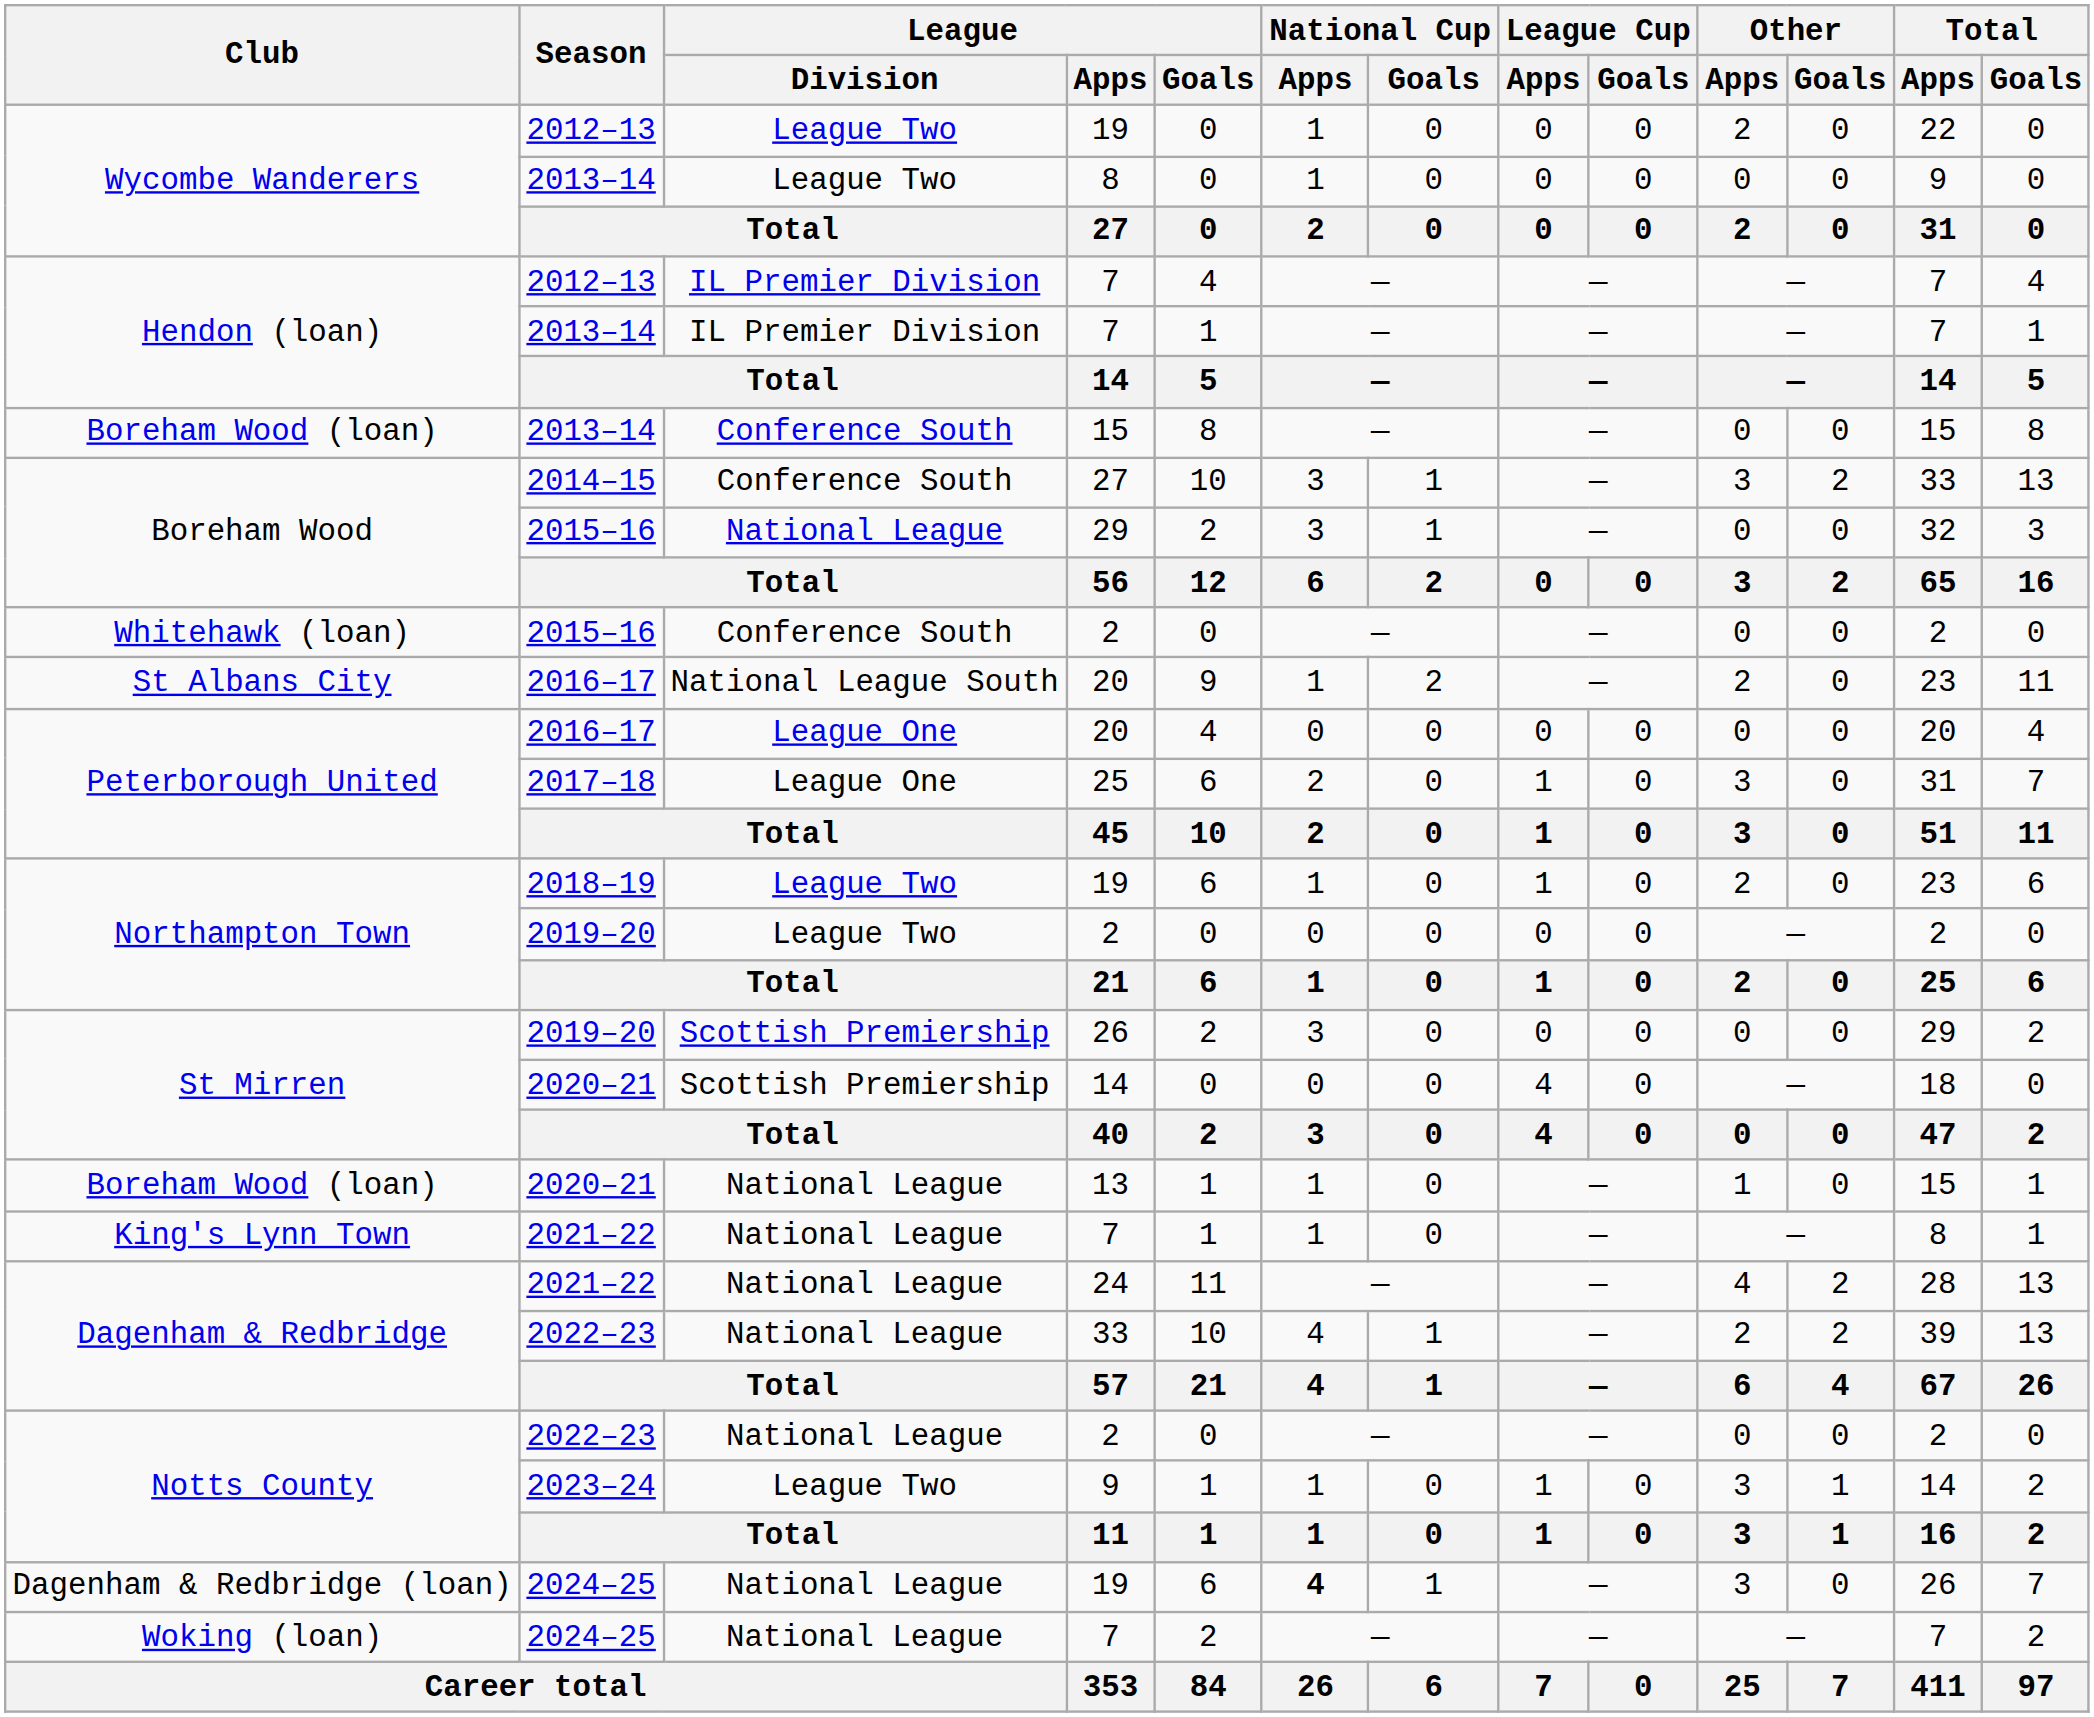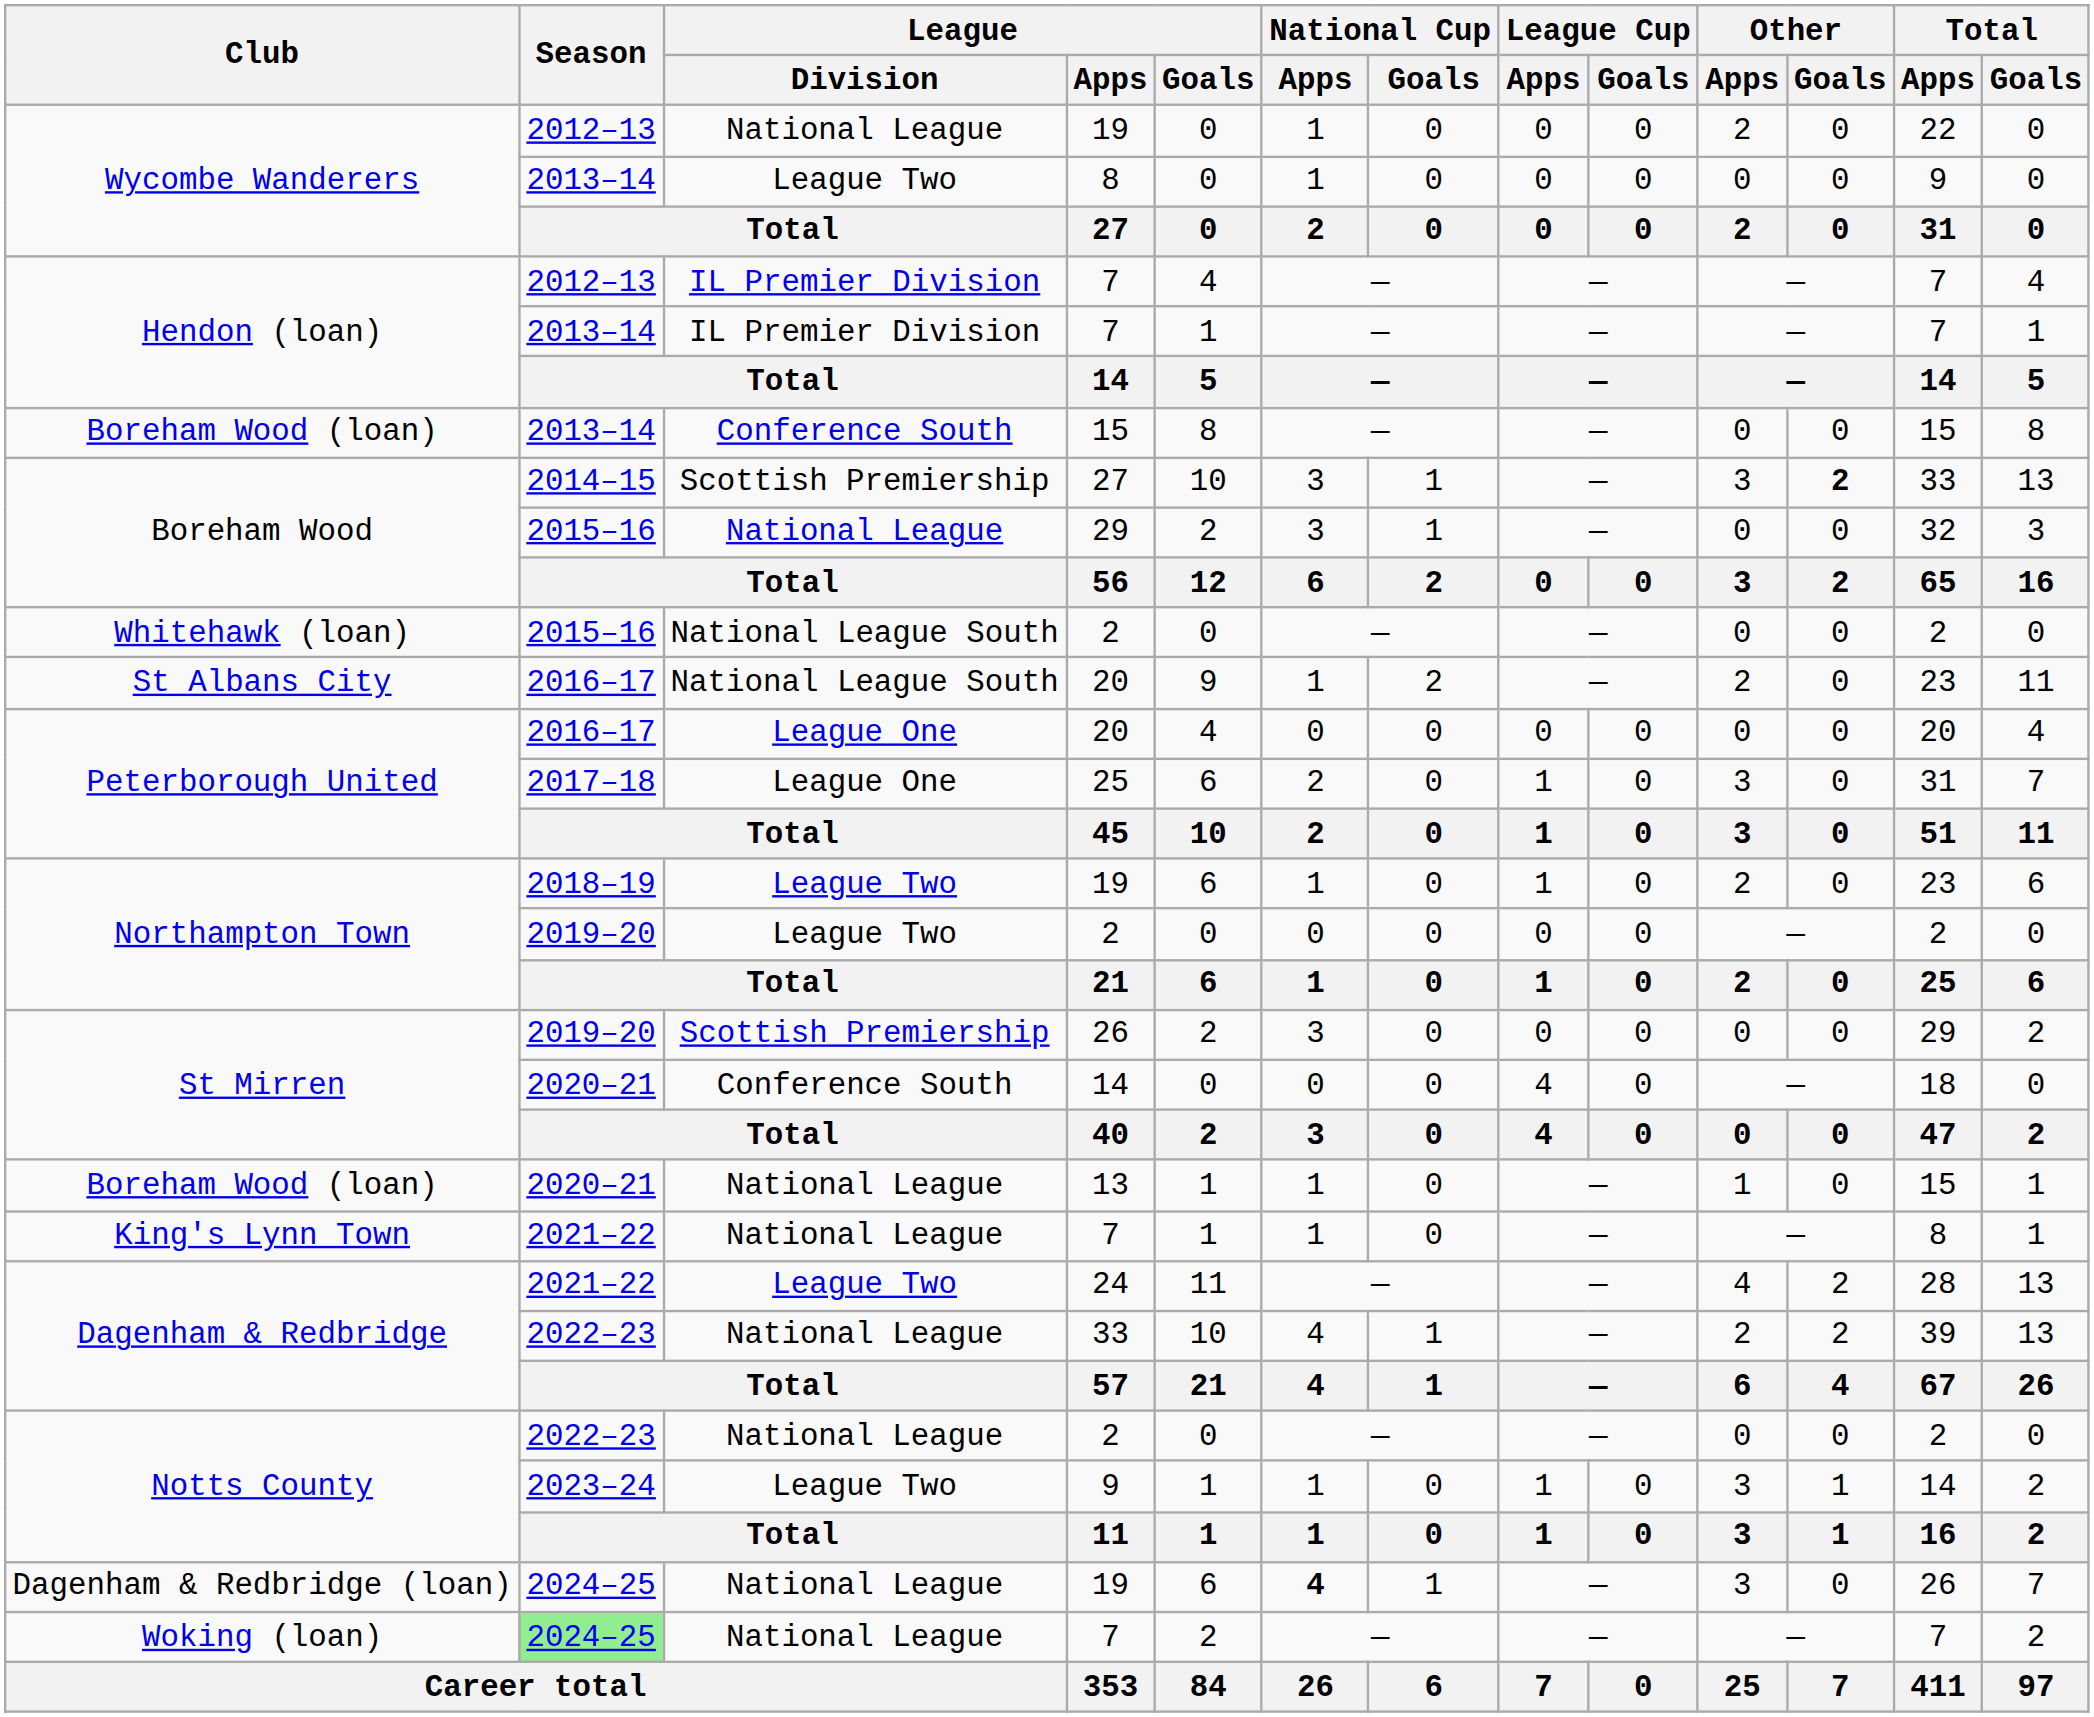(865, 131) League Two -> (865, 131) National League
(865, 482) Conference South -> (865, 482) Scottish Premiership
(1840, 482) normal -> (1840, 482) bold
(865, 633) Conference South -> (865, 633) National League South
(865, 1085) Scottish Premiership -> (865, 1085) Conference South
(865, 1286) National League -> (865, 1286) League Two
(591, 1637) no background -> (591, 1637) lightgreen background
